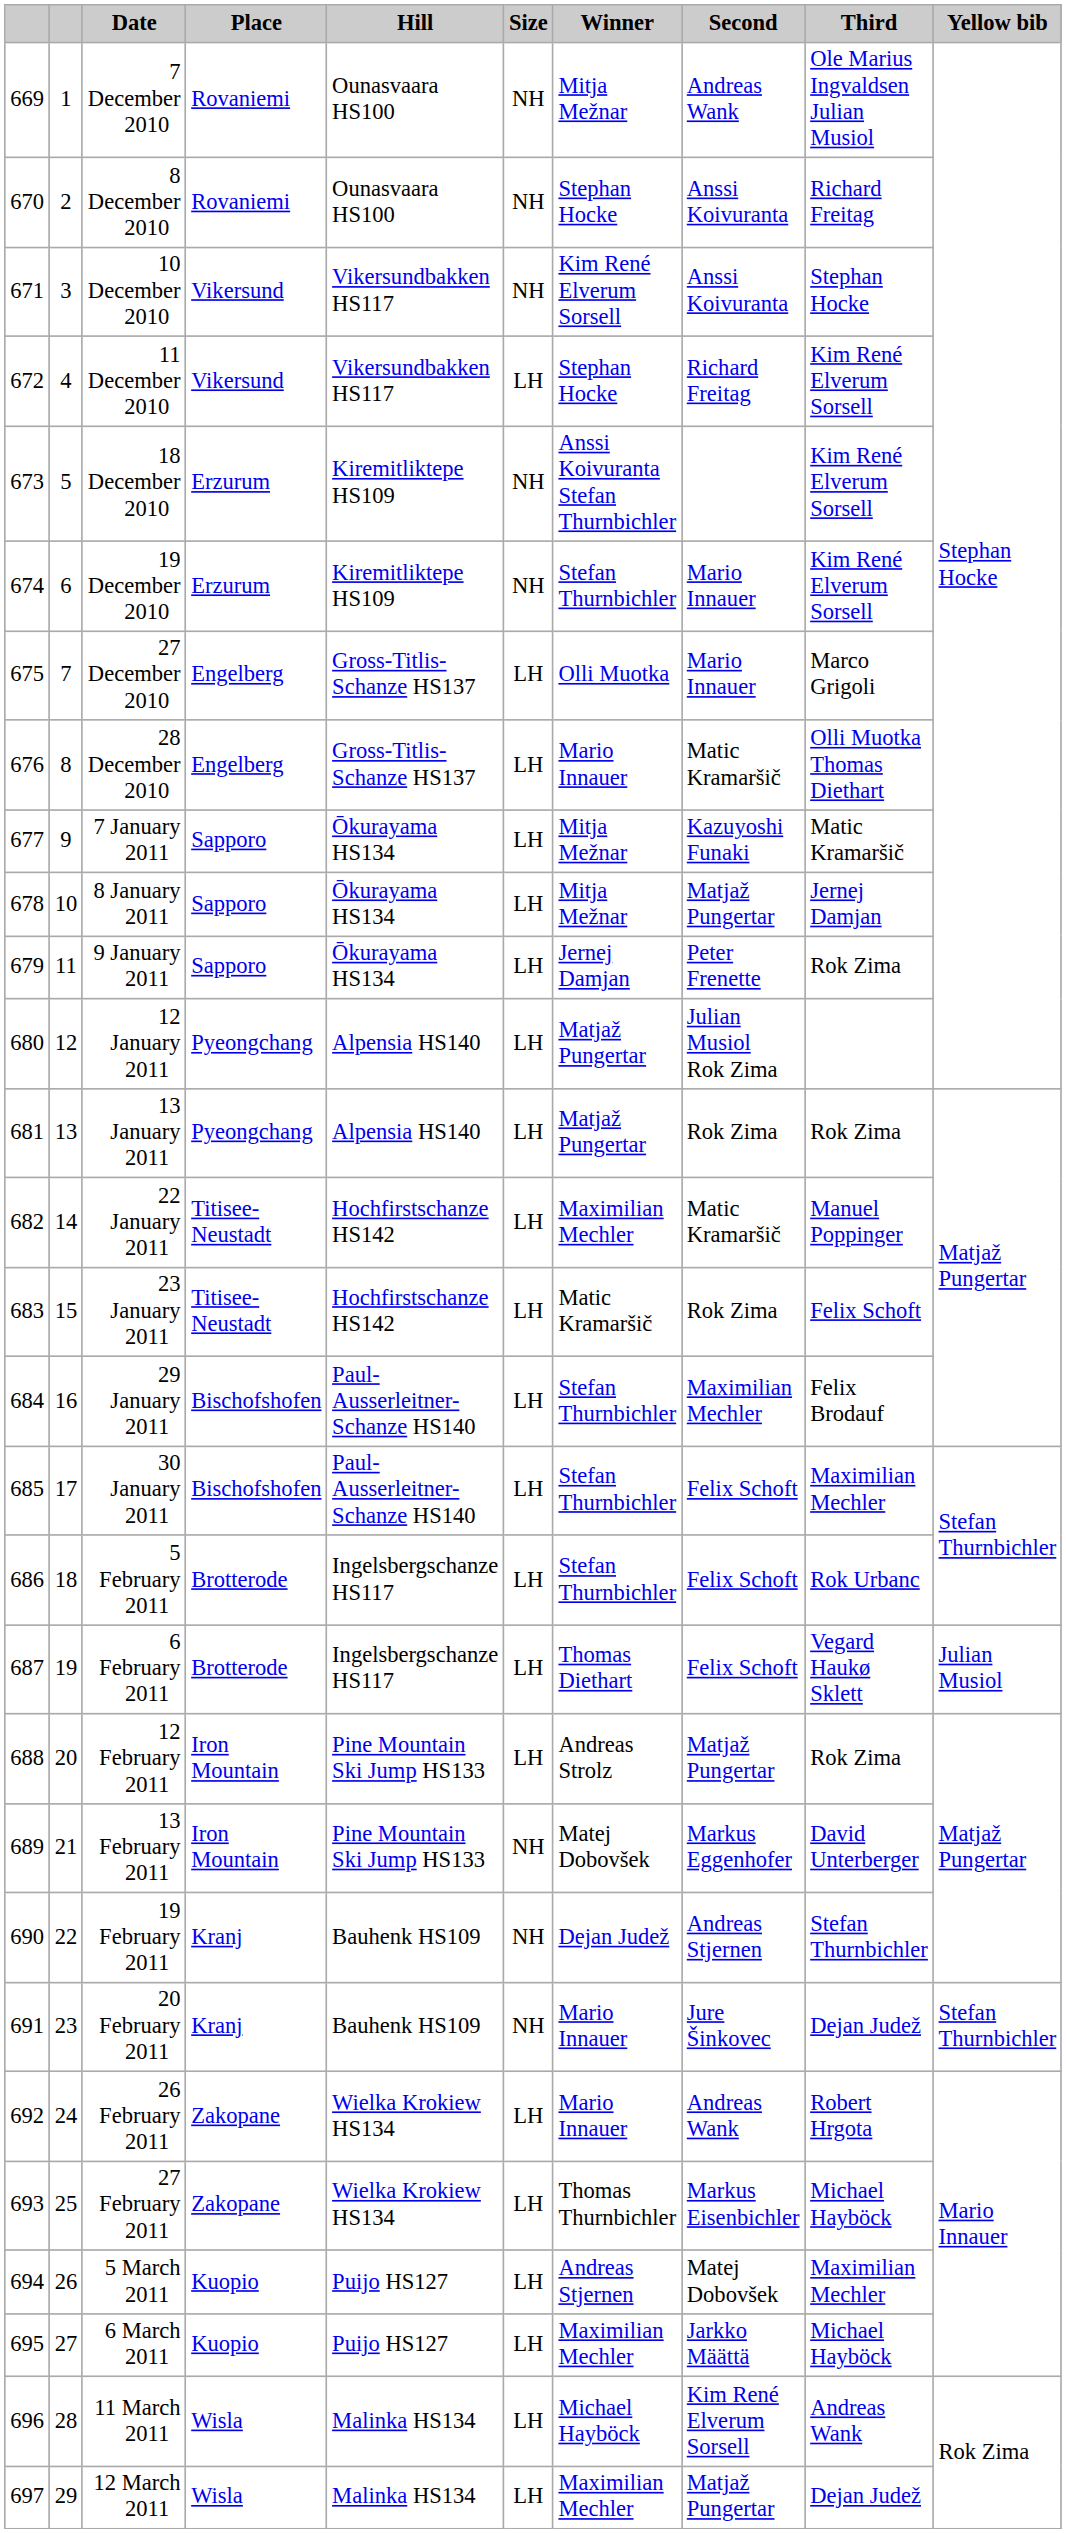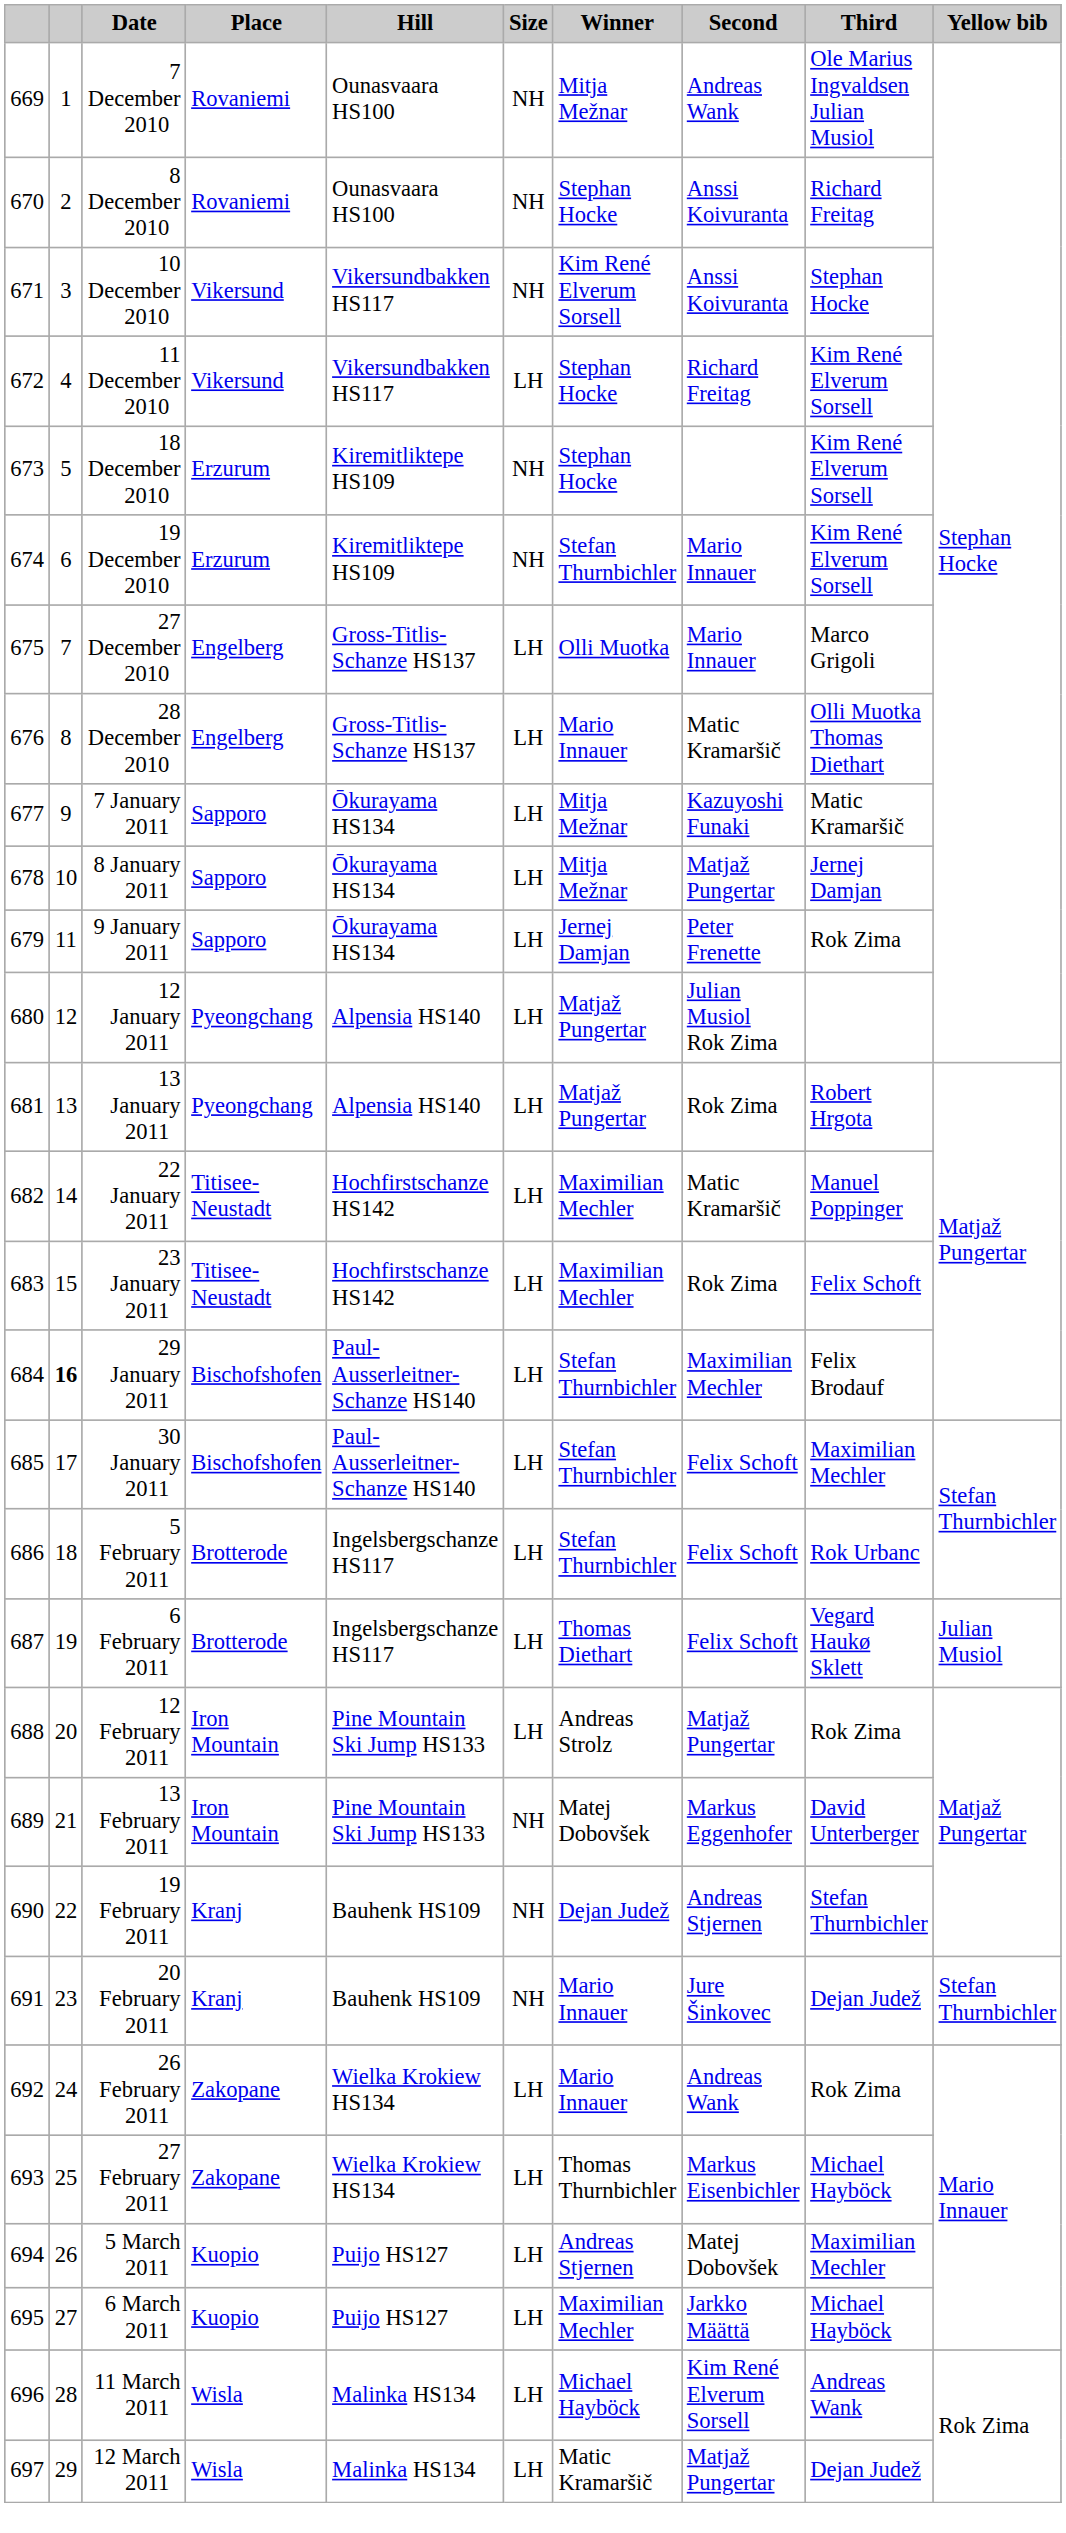(617, 482) Anssi Koivuranta Stefan Thurnbichler -> (595, 469) Stephan Hocke
(856, 1132) Rok Zima -> (841, 1105) Robert Hrgota
(605, 1310) Matic Kramaršič -> (611, 1284) Maximilian Mechler
(66, 1400) normal -> (66, 1374) bold
(841, 2115) Robert Hrgota -> (856, 2089) Rok Zima
(611, 2496) Maximilian Mechler -> (605, 2470) Matic Kramaršič
